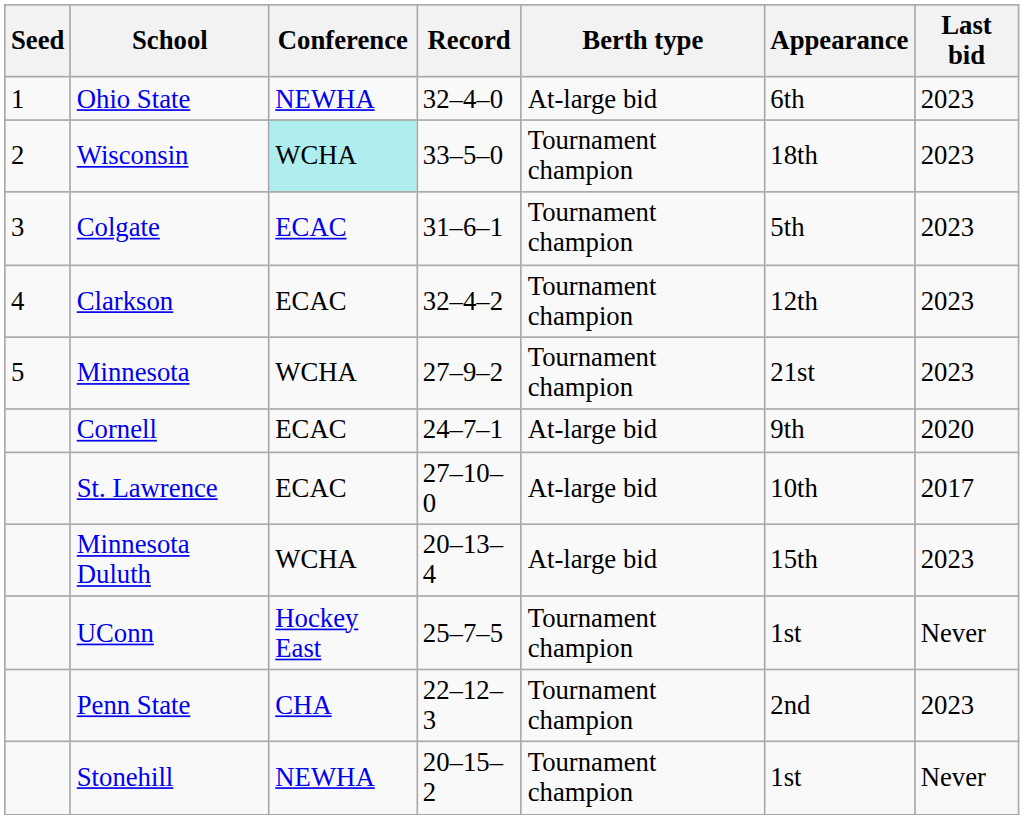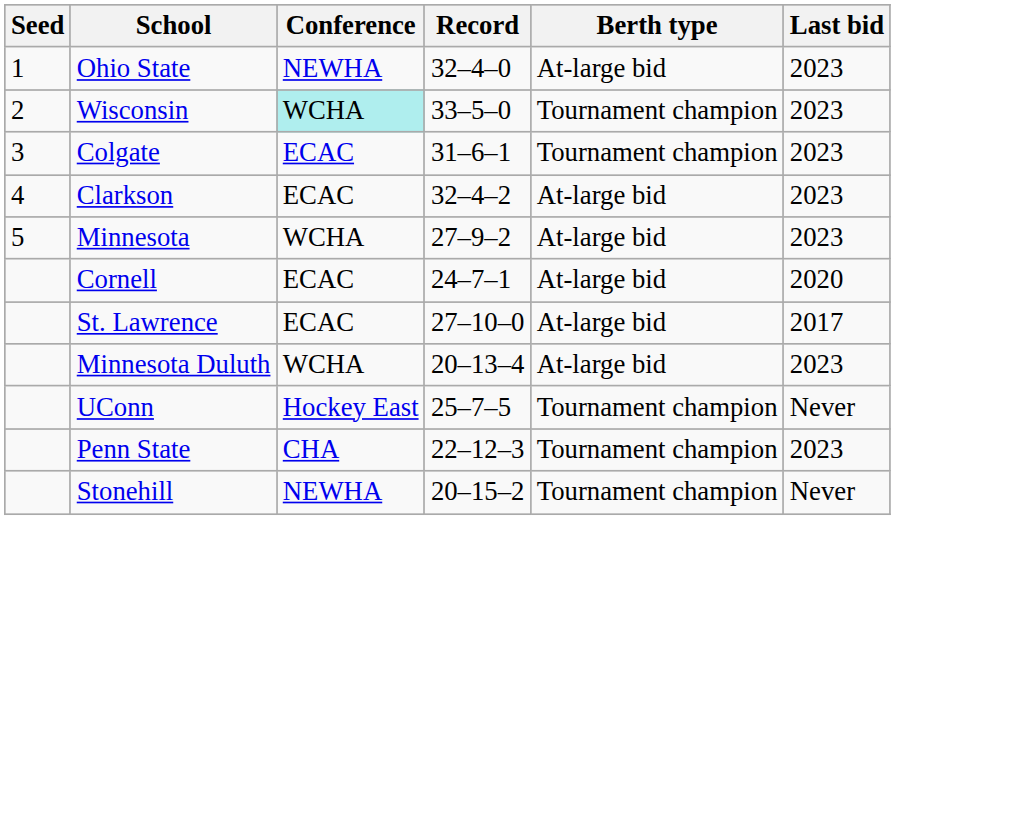- column: (839, 40)
(592, 300) Tournament champion -> (601, 195) At-large bid
(592, 372) Tournament champion -> (601, 237) At-large bid
